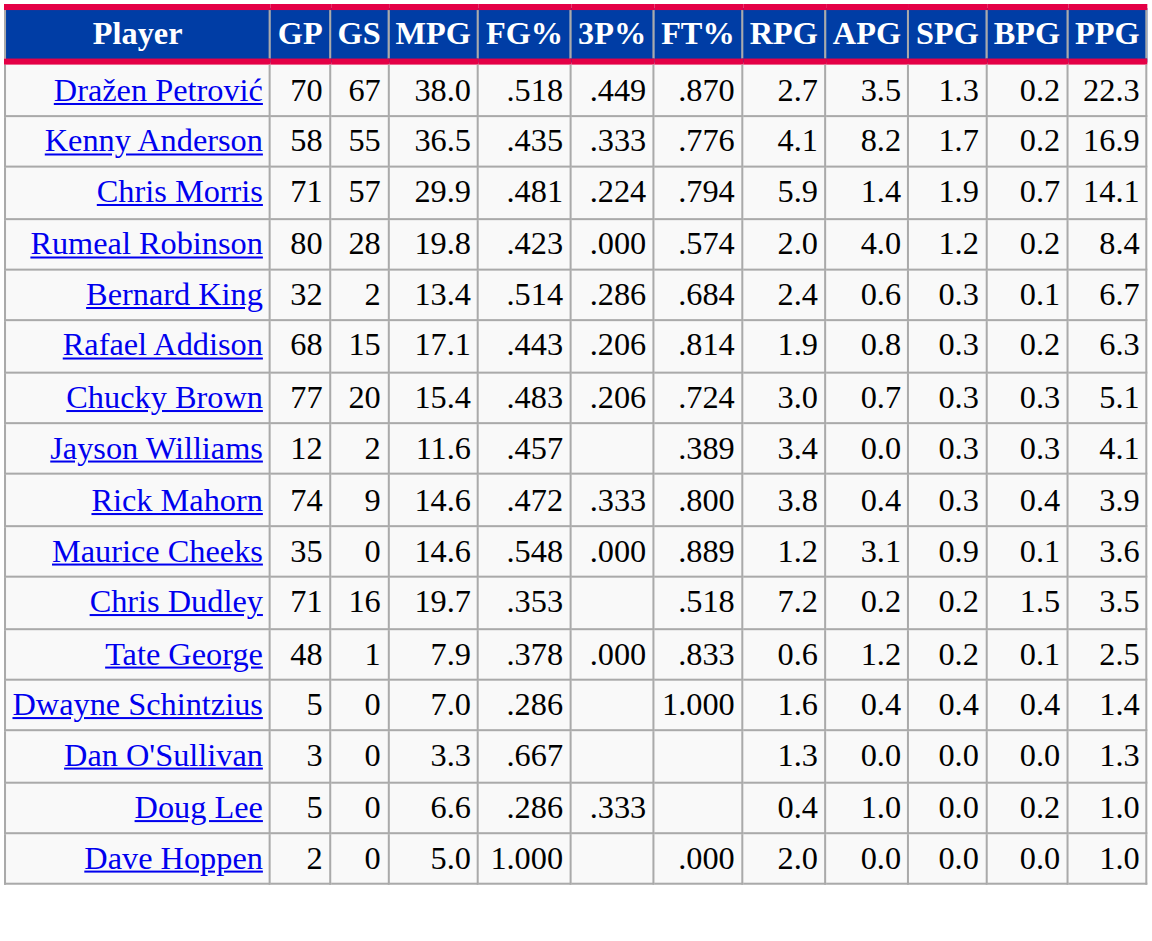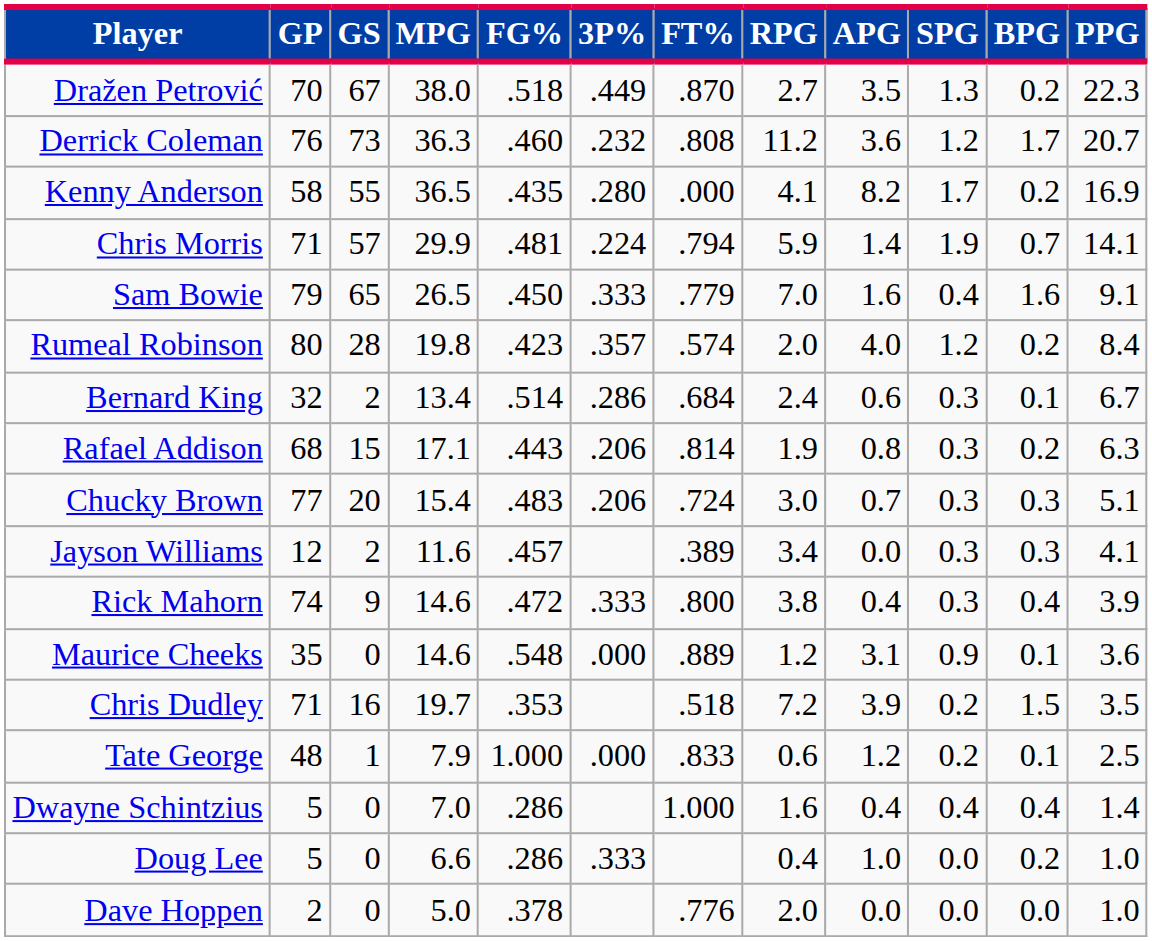+ row: (151, 140)
(618, 140) .333 -> (618, 191) .280
(706, 140) .776 -> (706, 191) .000
+ row: (188, 294)
(618, 243) .000 -> (618, 345) .357
(881, 602) 0.2 -> (881, 704) 3.9
(535, 653) .378 -> (527, 755) 1.000
- row: (163, 755)
(527, 858) 1.000 -> (535, 909) .378
(706, 858) .000 -> (706, 909) .776
